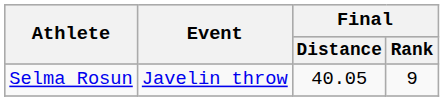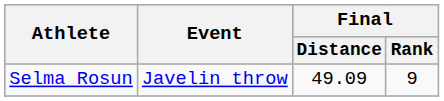(339, 80) 40.05 -> (339, 80) 49.09
